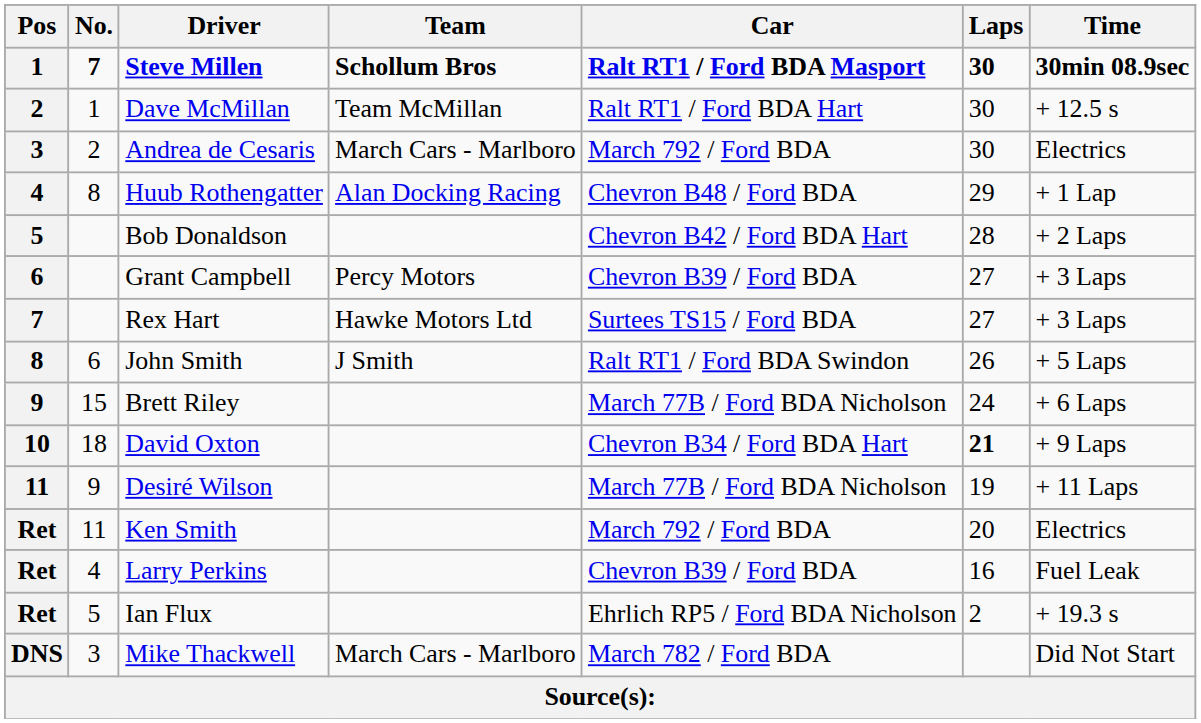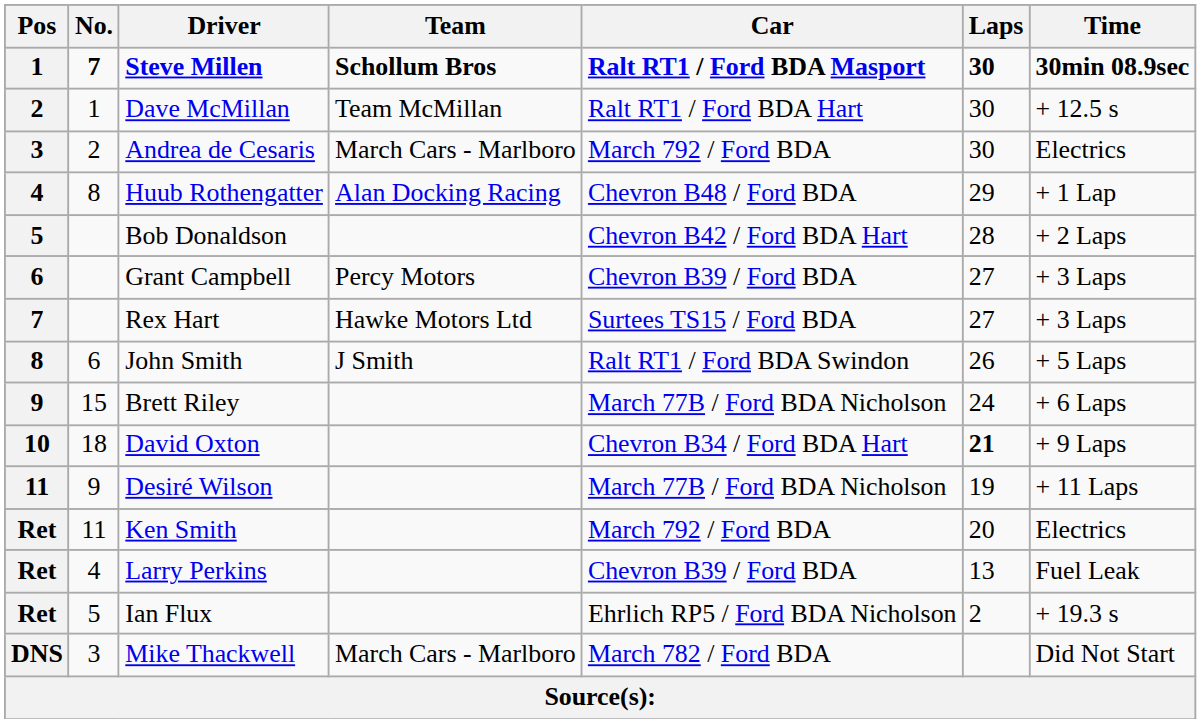(982, 570) 16 -> (982, 570) 13
